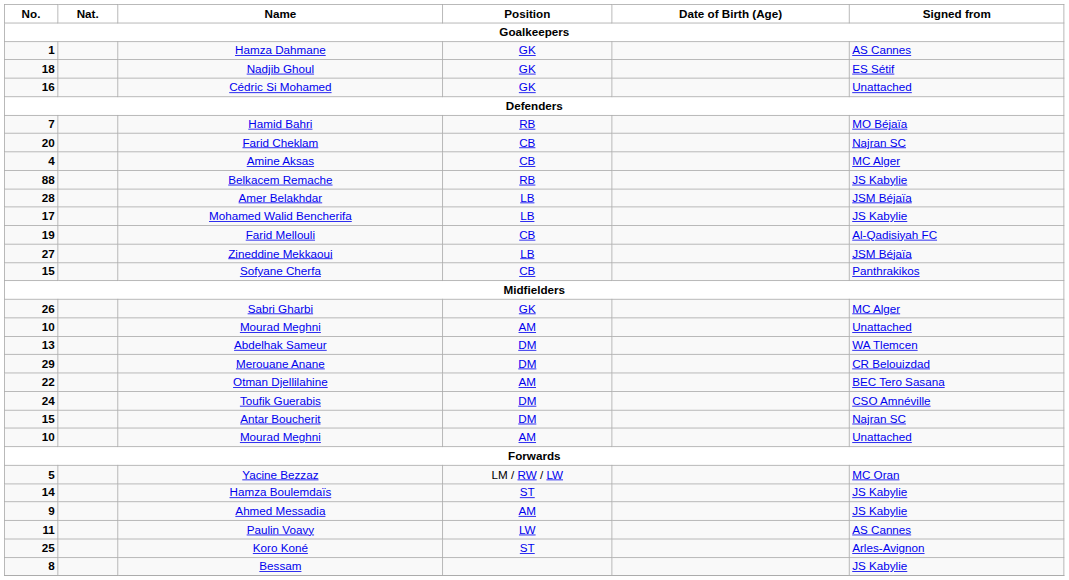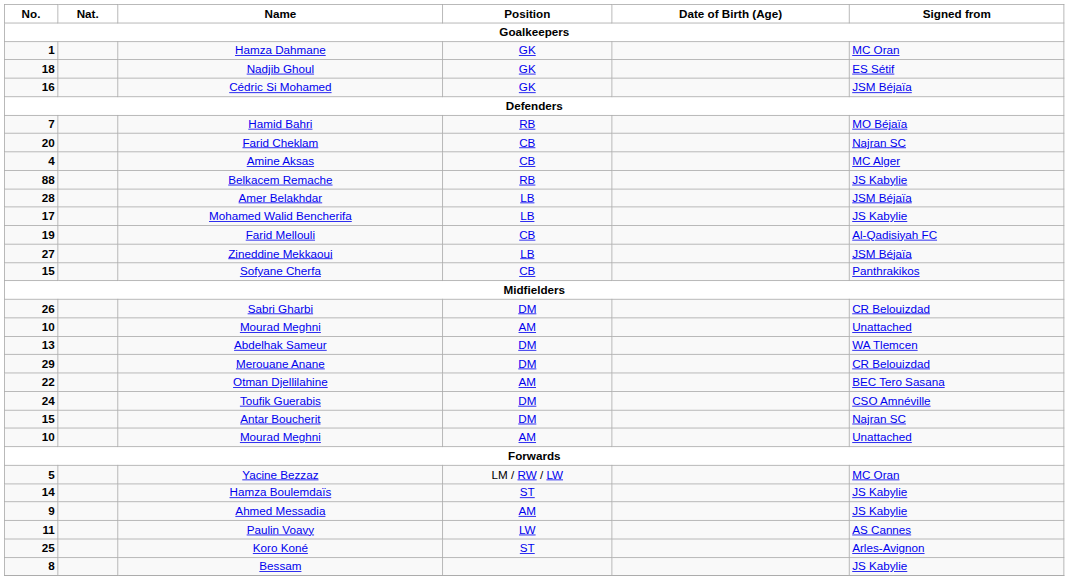(882, 51) AS Cannes -> (876, 51) MC Oran
(882, 88) Unattached -> (882, 88) JSM Béjaïa
(527, 309) GK -> (527, 309) DM
(876, 309) MC Alger -> (891, 309) CR Belouizdad
